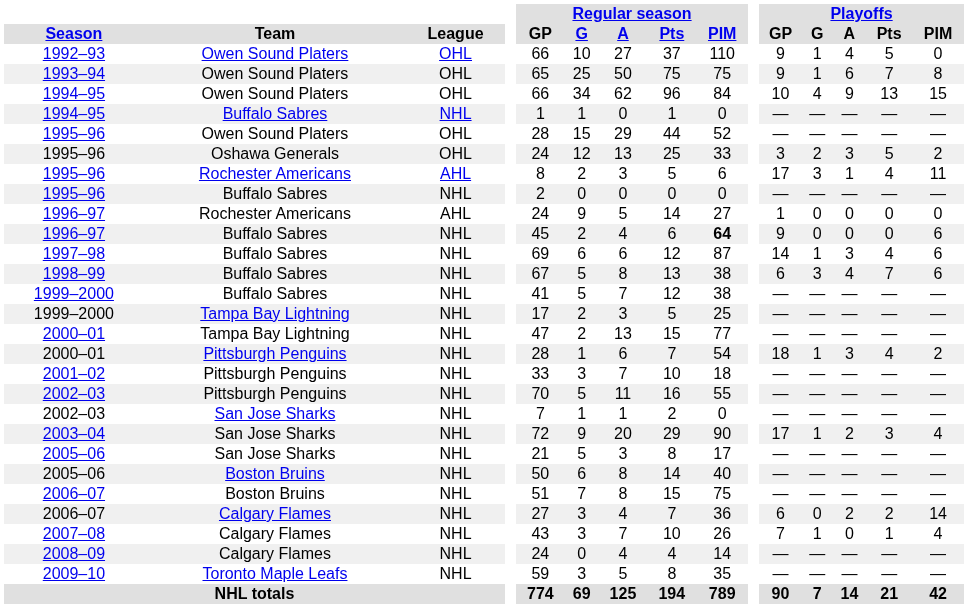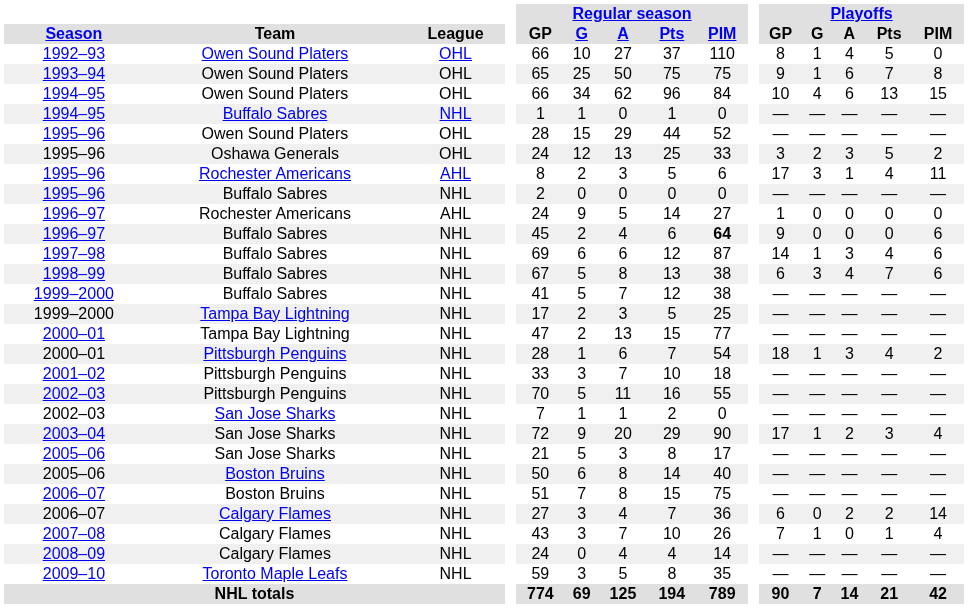(780, 54) 9 -> (780, 54) 8
(849, 94) 9 -> (849, 94) 6
